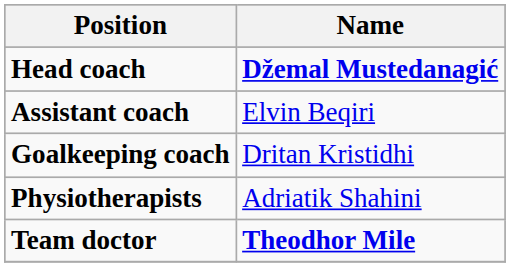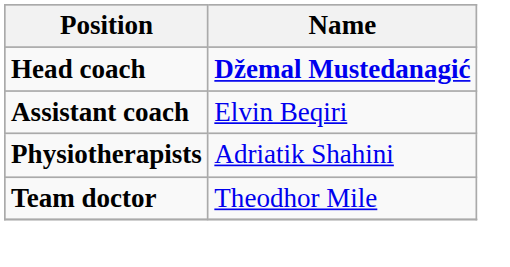- row: (120, 154)
(329, 240) bold -> (296, 197) normal
